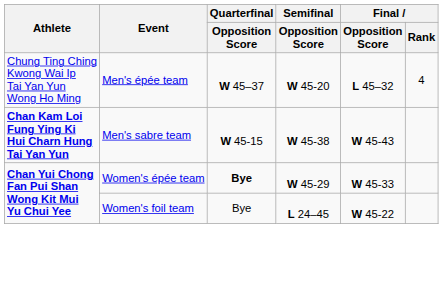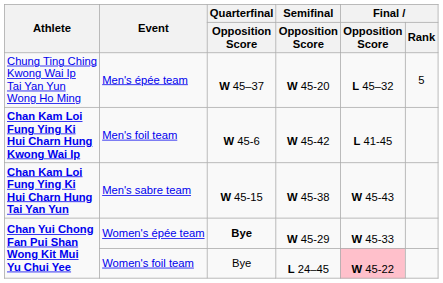(421, 80) 4 -> (421, 80) 5
+ row: (140, 136)
(373, 215) no background -> (373, 270) pink background
